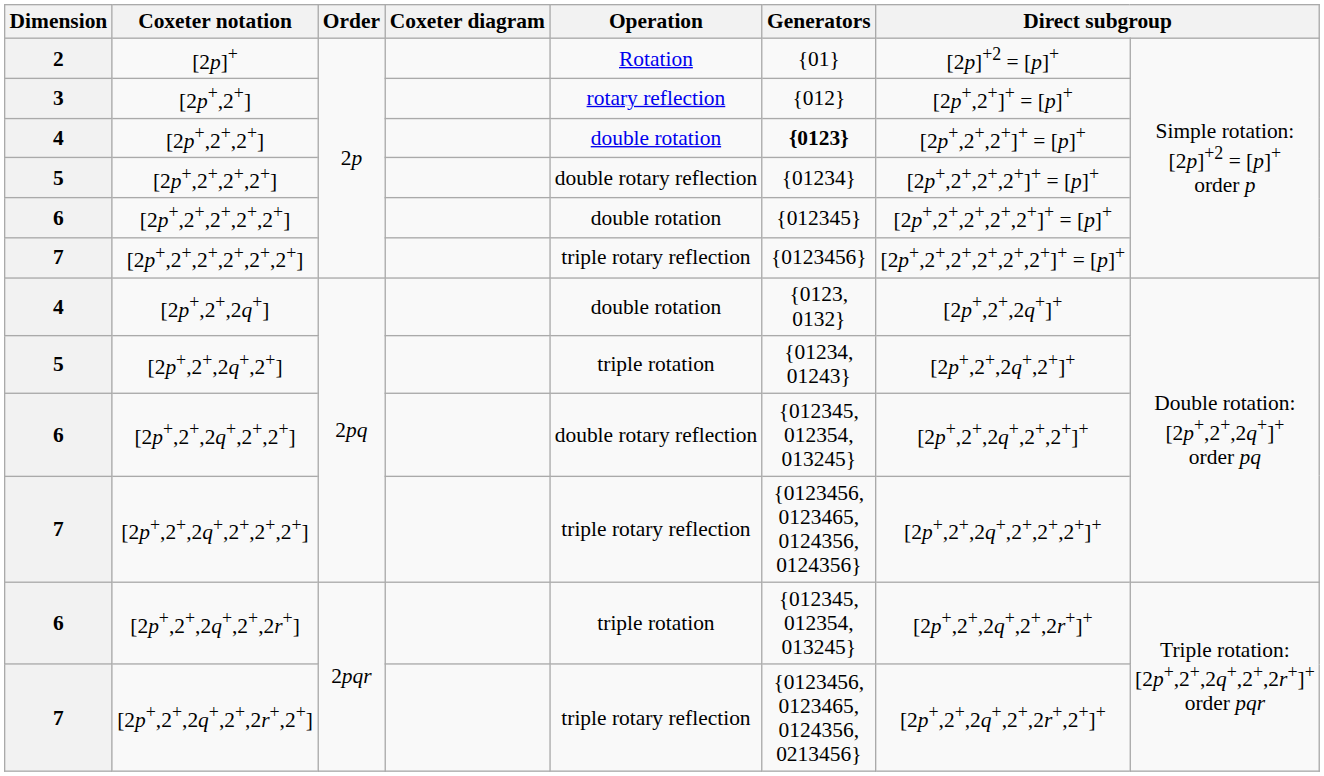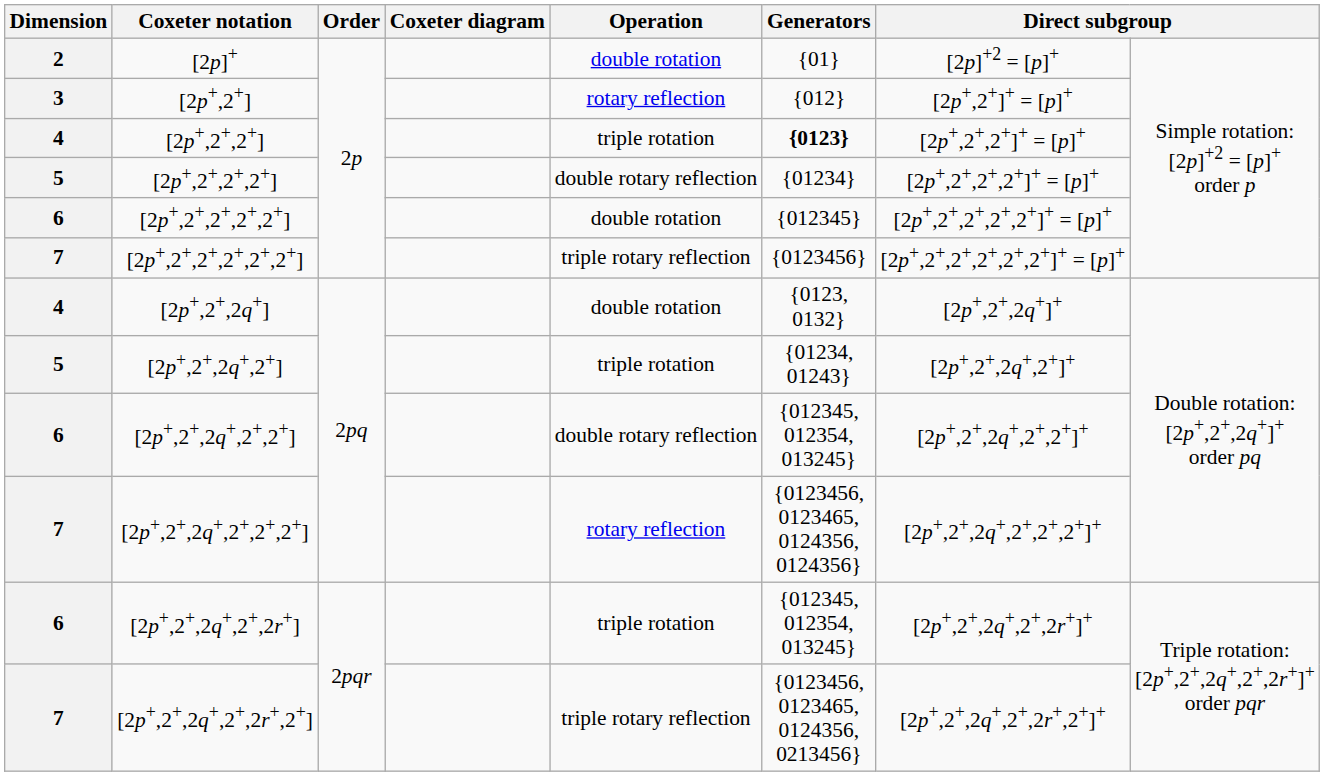(656, 58) Rotation -> (656, 58) double rotation
(656, 137) double rotation -> (656, 137) triple rotation
(656, 528) triple rotary reflection -> (656, 528) rotary reflection
